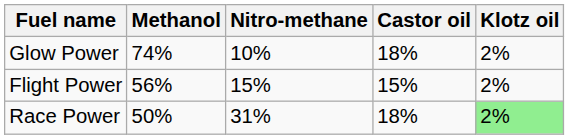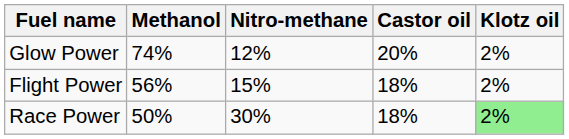(250, 52) 10% -> (250, 52) 12%
(398, 52) 18% -> (398, 52) 20%
(398, 85) 15% -> (398, 85) 18%
(250, 117) 31% -> (250, 117) 30%
